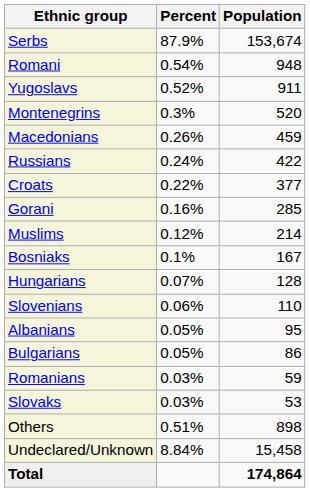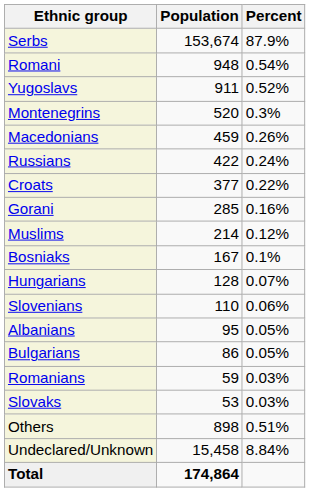columns swapped: (262, 16) <-> (188, 16)
